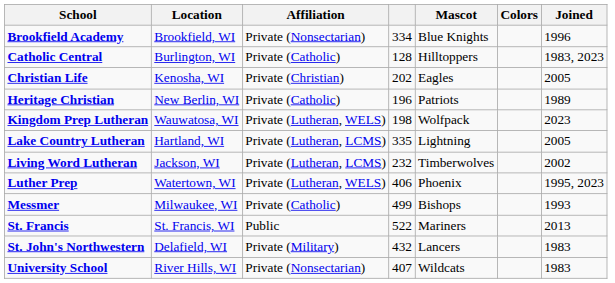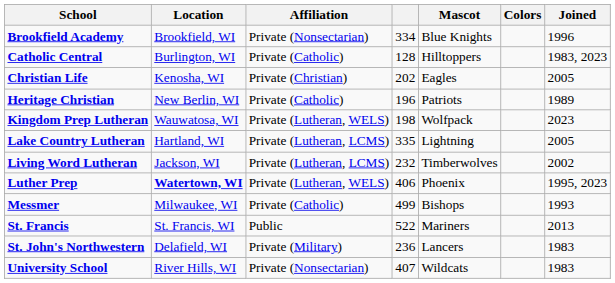(195, 183) normal -> (198, 183) bold
(402, 246) 432 -> (405, 246) 236
